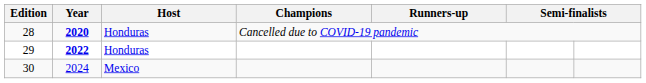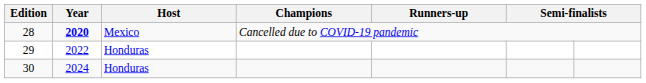(126, 31) Honduras -> (122, 31) Mexico
(77, 50) bold -> (77, 50) normal
(122, 68) Mexico -> (126, 68) Honduras
